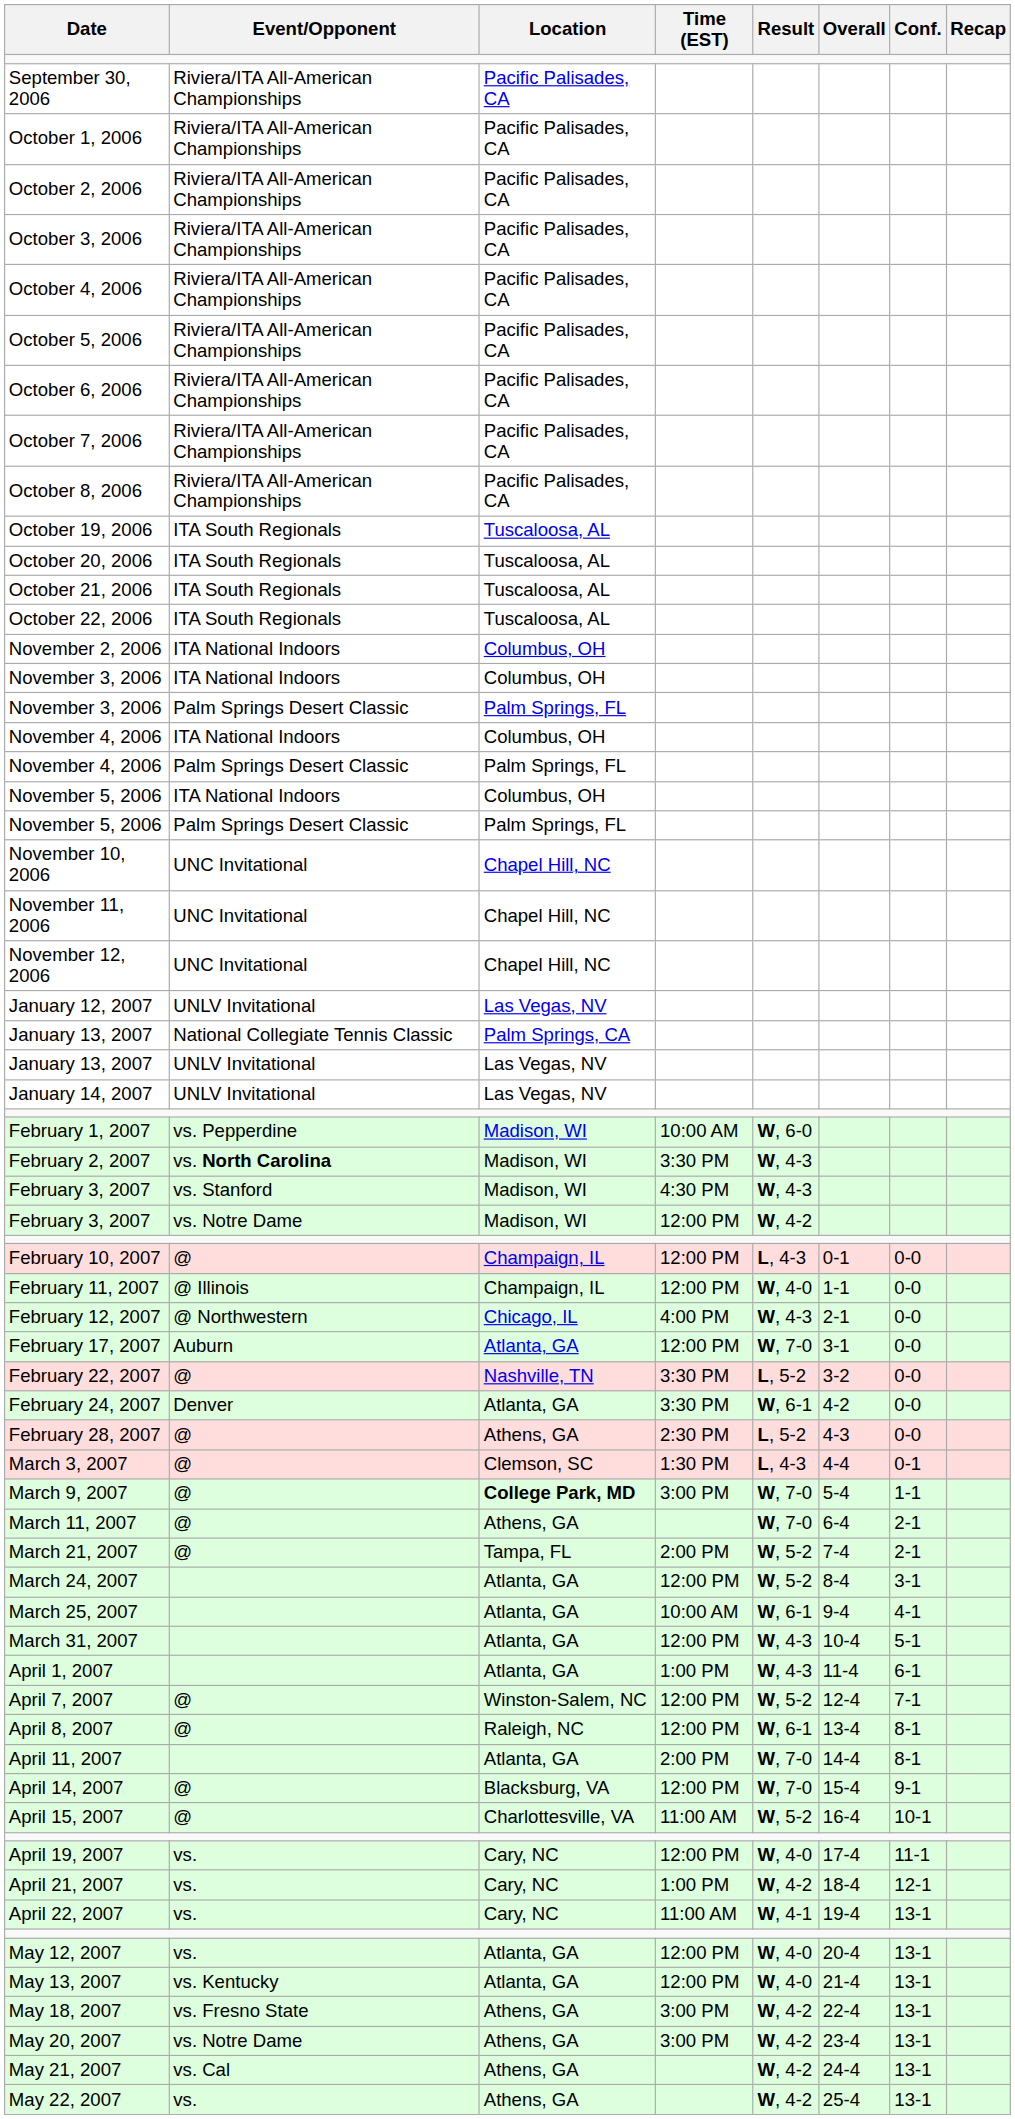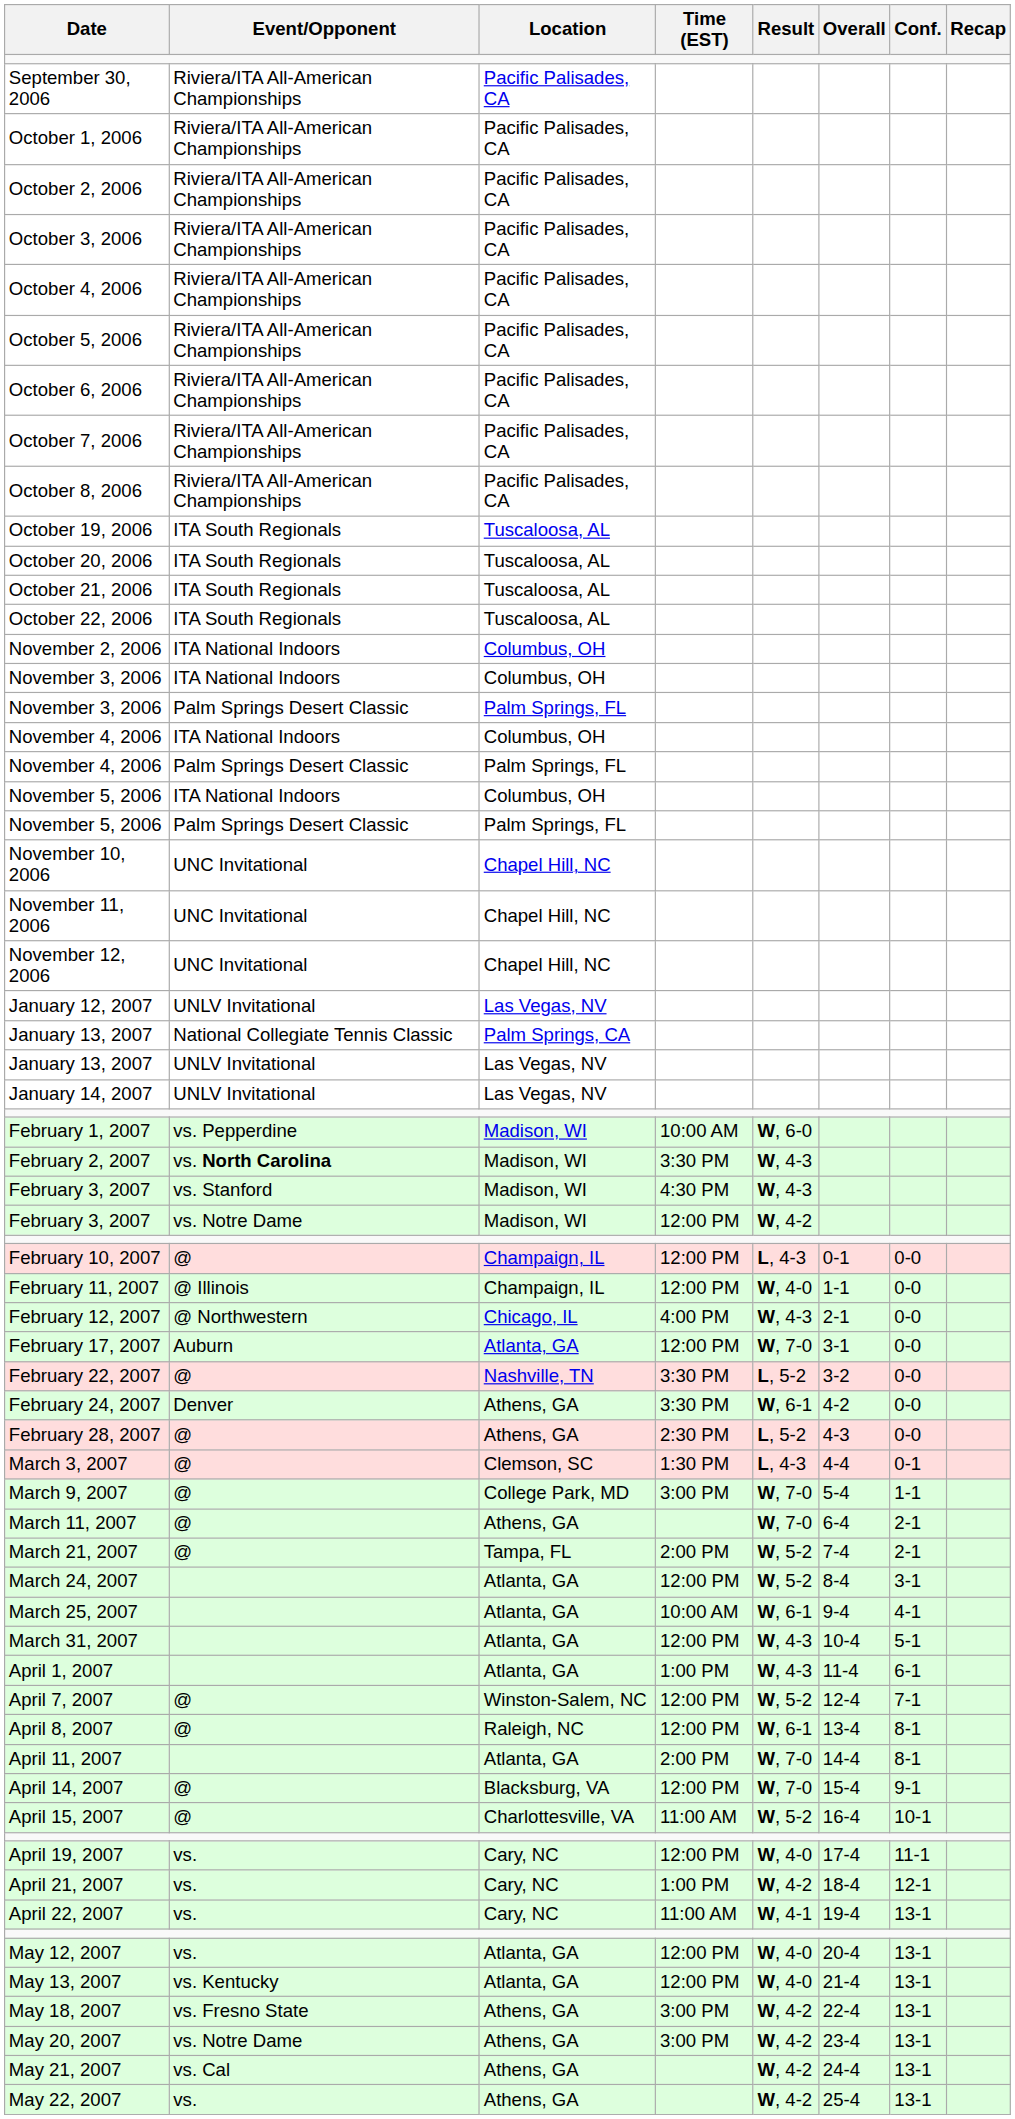(531, 1405) Atlanta, GA -> (531, 1405) Athens, GA
(560, 1493) bold -> (556, 1493) normal
